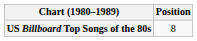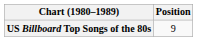(173, 28) 8 -> (173, 28) 9
